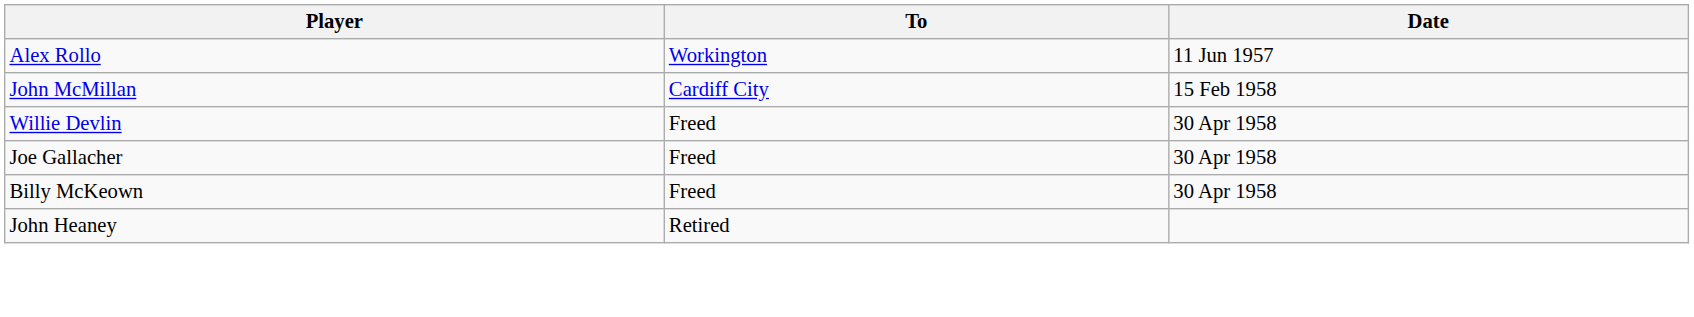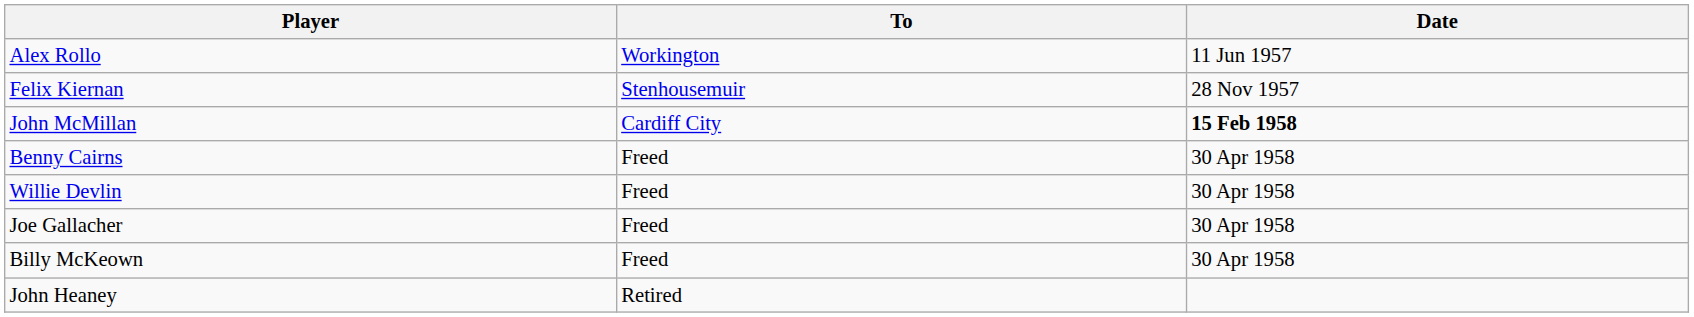+ row: (67, 89)
(1225, 89) normal -> (1244, 123) bold
+ row: (66, 158)
